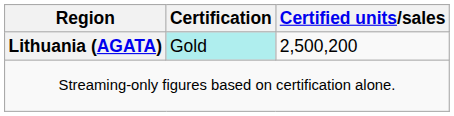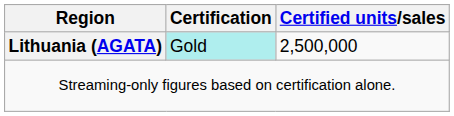(319, 45) 2,500,200 -> (319, 45) 2,500,000
